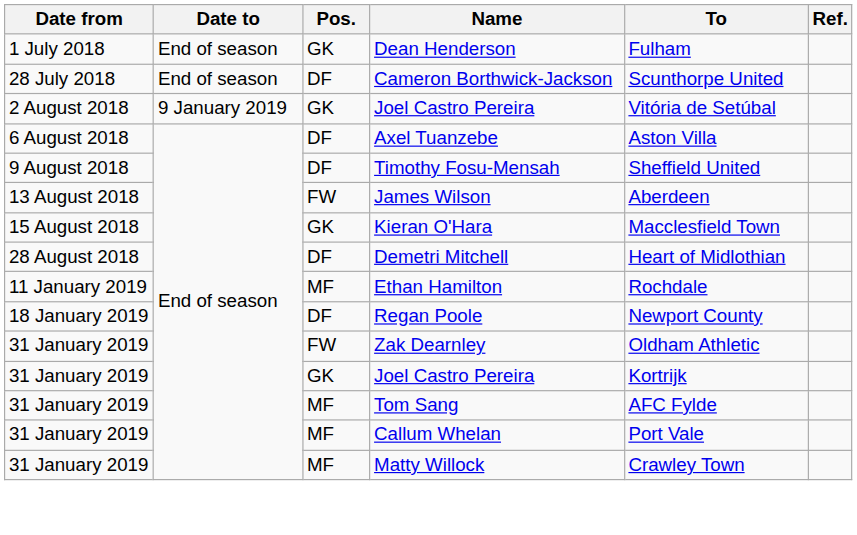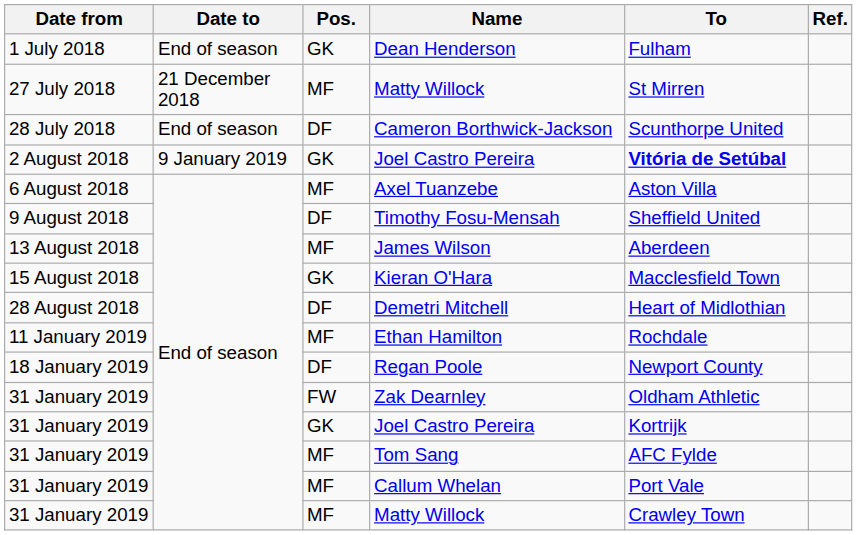+ row: (62, 89)
(702, 108) normal -> (707, 159) bold
(319, 138) DF -> (320, 188) MF
(322, 197) FW -> (320, 248) MF
